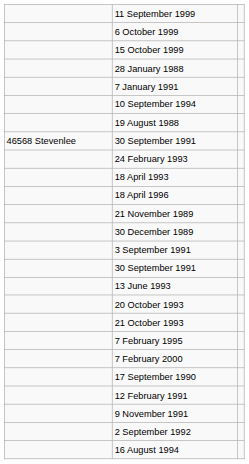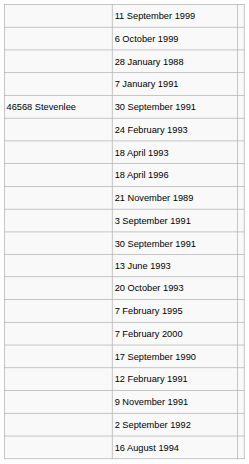- row: (58, 50)
- row: (58, 105)
- row: (58, 123)
- row: (58, 232)
- row: (58, 323)
